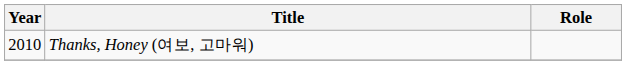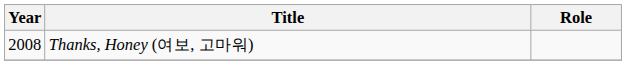(25, 45) 2010 -> (25, 45) 2008
